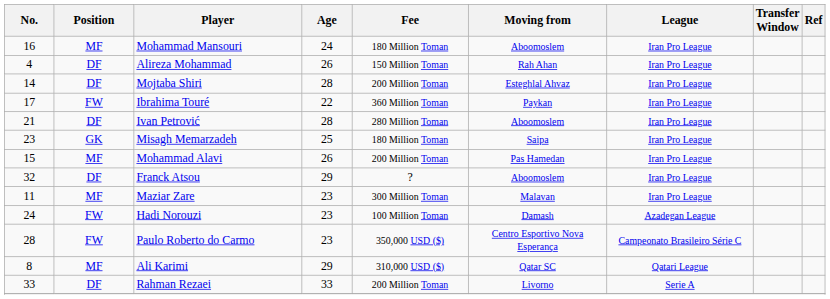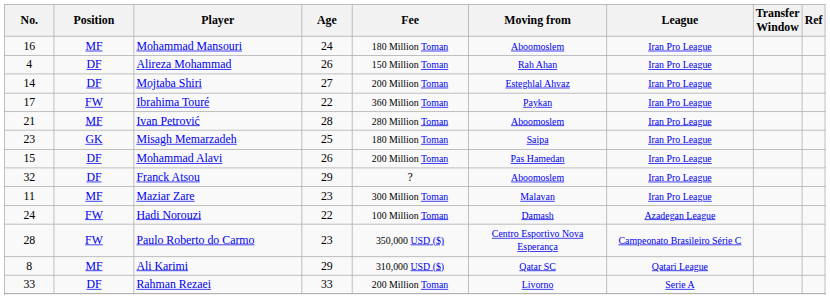(327, 83) 28 -> (327, 83) 27
(94, 121) DF -> (94, 121) MF
(94, 158) MF -> (94, 158) DF
(327, 214) 23 -> (327, 214) 22
